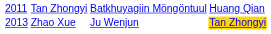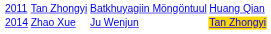(17, 23) 2013 -> (17, 23) 2014
